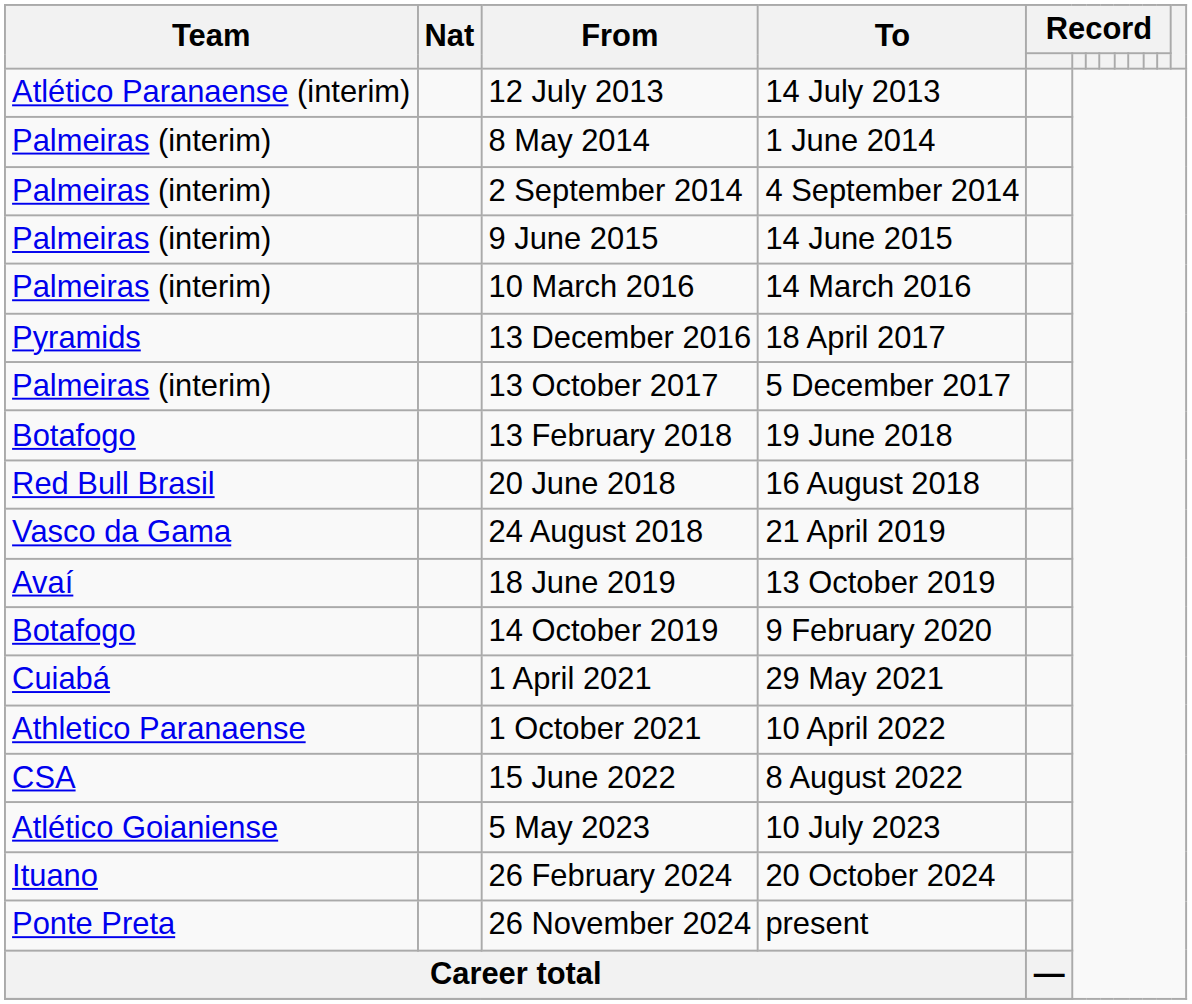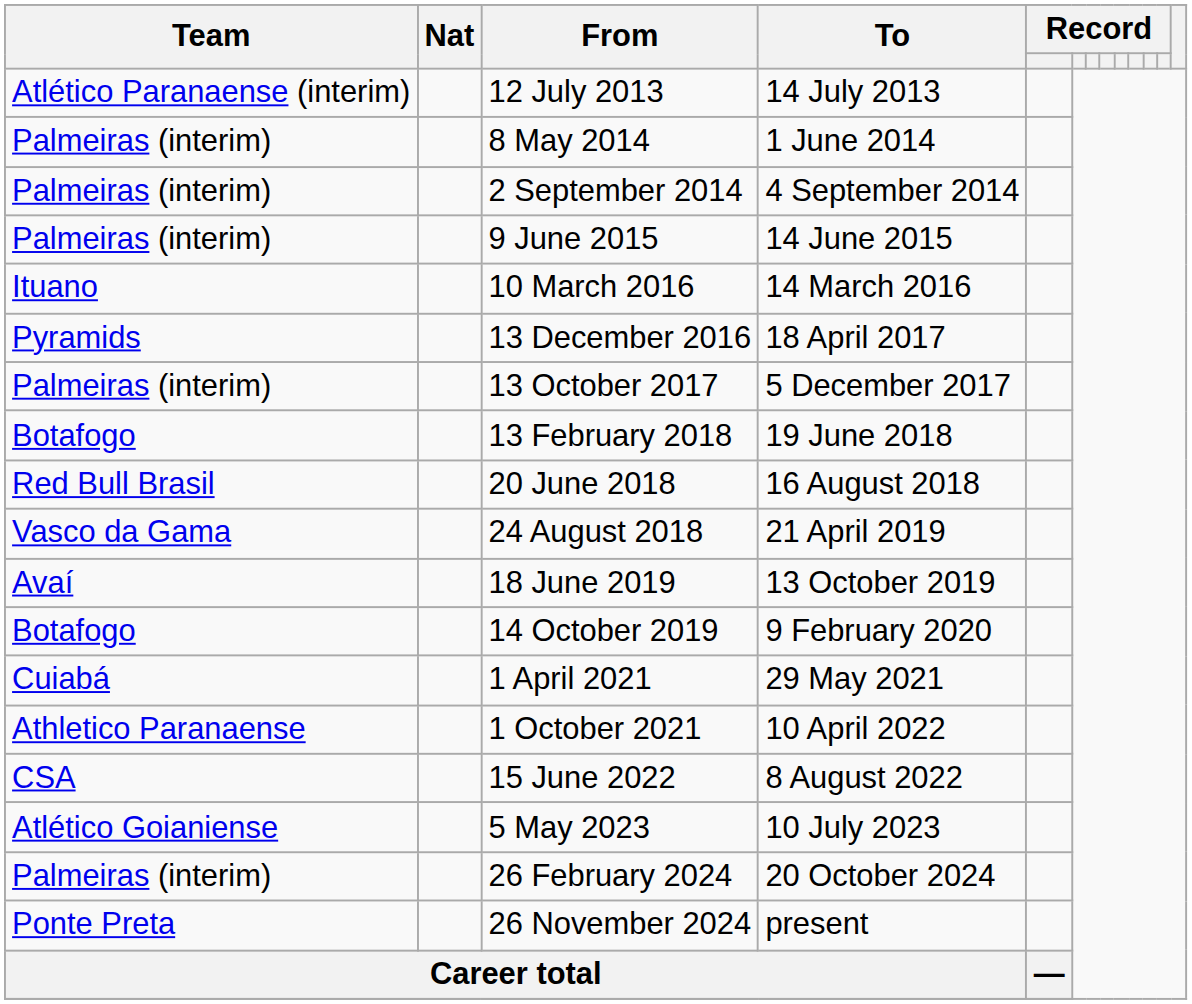(142, 288) Palmeiras (interim) -> (55, 288) Ituano
(55, 875) Ituano -> (142, 875) Palmeiras (interim)
